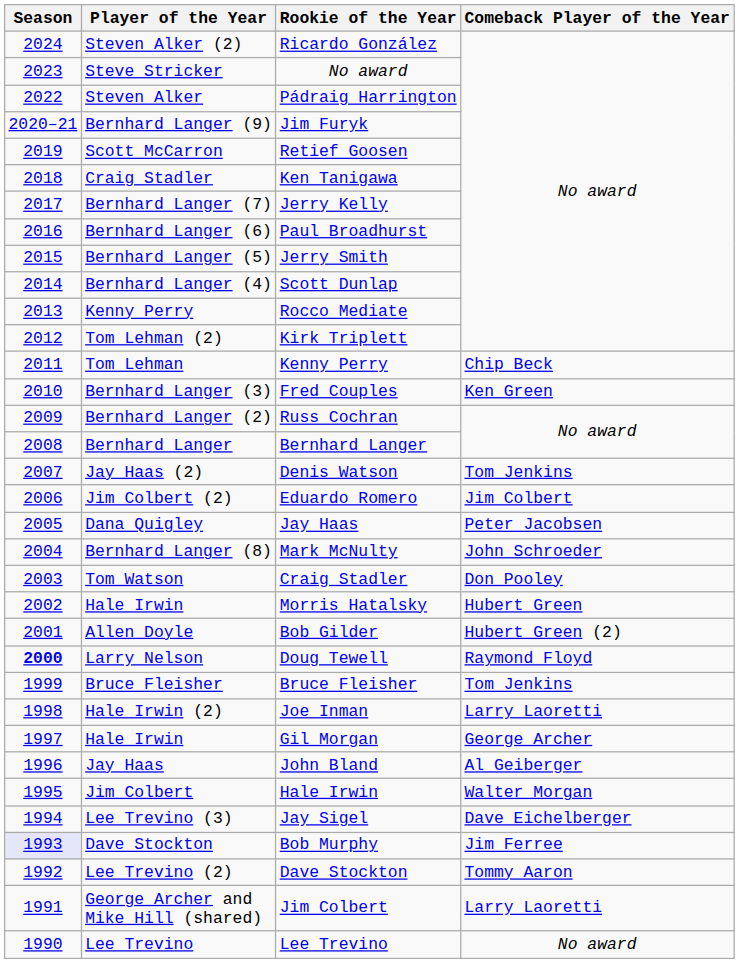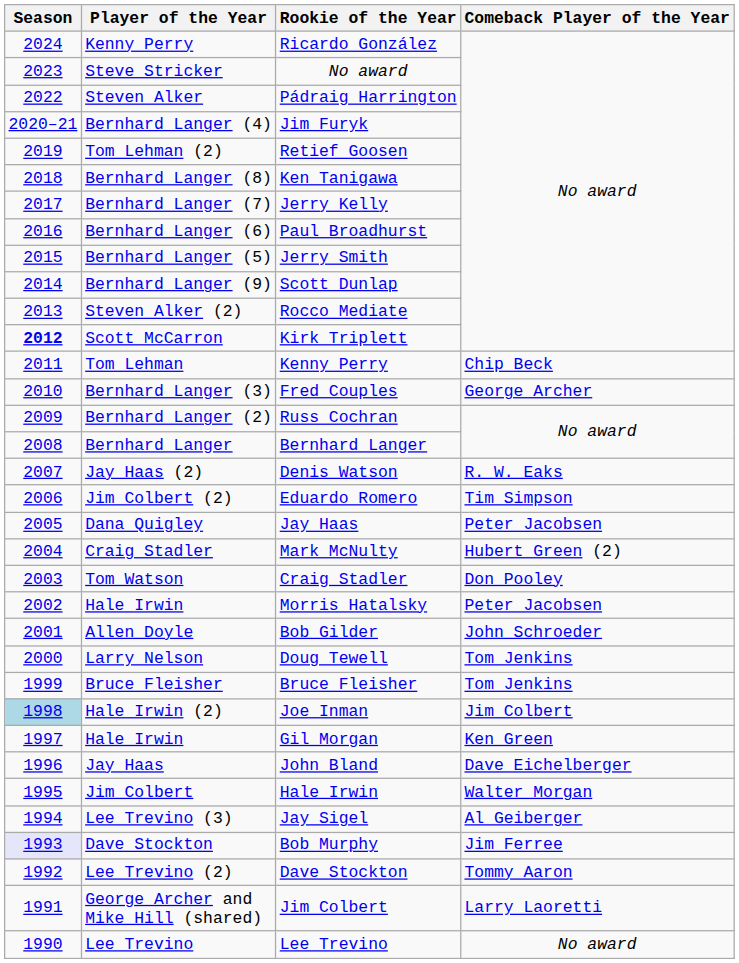(164, 45) Steven Alker (2) -> (139, 45) Kenny Perry
(179, 125) Bernhard Langer (9) -> (179, 125) Bernhard Langer (4)
(154, 151) Scott McCarron -> (154, 151) Tom Lehman (2)
(149, 178) Craig Stadler -> (179, 178) Bernhard Langer (8)
(179, 285) Bernhard Langer (4) -> (179, 285) Bernhard Langer (9)
(139, 312) Kenny Perry -> (164, 312) Steven Alker (2)
(43, 338) normal -> (43, 338) bold
(154, 338) Tom Lehman (2) -> (154, 338) Scott McCarron
(509, 392) Ken Green -> (528, 392) George Archer
(519, 472) Tom Jenkins -> (514, 472) R. W. Eaks
(519, 499) Jim Colbert -> (519, 499) Tim Simpson
(179, 552) Bernhard Langer (8) -> (149, 552) Craig Stadler
(533, 552) John Schroeder -> (543, 552) Hubert Green (2)
(523, 605) Hubert Green -> (533, 605) Peter Jacobsen
(543, 632) Hubert Green (2) -> (533, 632) John Schroeder
(43, 659) bold -> (43, 659) normal
(528, 659) Raymond Floyd -> (519, 659) Tom Jenkins
(43, 712) no background -> (43, 712) lightblue background
(533, 712) Larry Laoretti -> (519, 712) Jim Colbert
(528, 739) George Archer -> (509, 739) Ken Green
(523, 765) Al Geiberger -> (548, 765) Dave Eichelberger
(548, 819) Dave Eichelberger -> (523, 819) Al Geiberger
